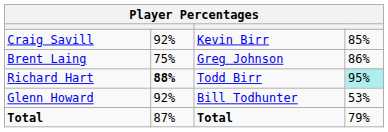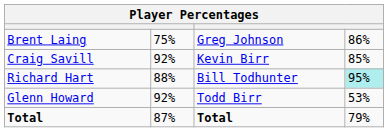rows swapped: (51, 39) <-> (47, 59)
(164, 78) bold -> (164, 78) normal
(229, 78) Todd Birr -> (247, 78) Bill Todhunter
(247, 98) Bill Todhunter -> (229, 98) Todd Birr
